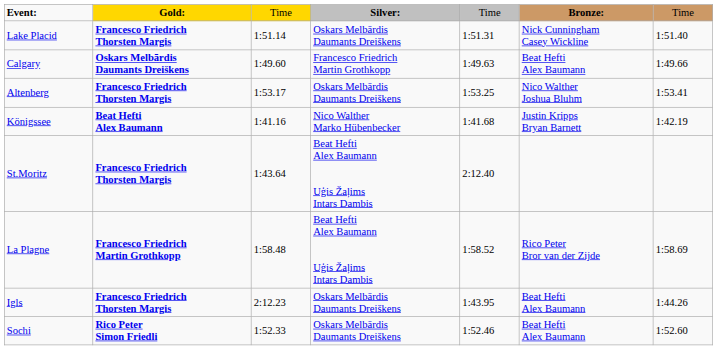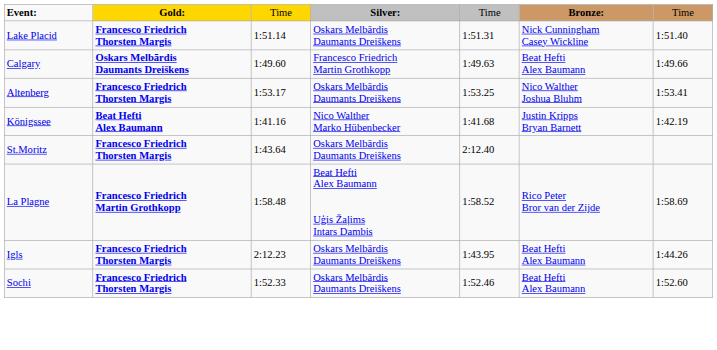(345, 173) Beat Hefti Alex Baumann Uģis Žaļims Intars Dambis -> (357, 150) Oskars Melbārdis Daumants Dreiškens
(126, 330) Rico Peter Simon Friedli -> (141, 283) Francesco Friedrich Thorsten Margis
